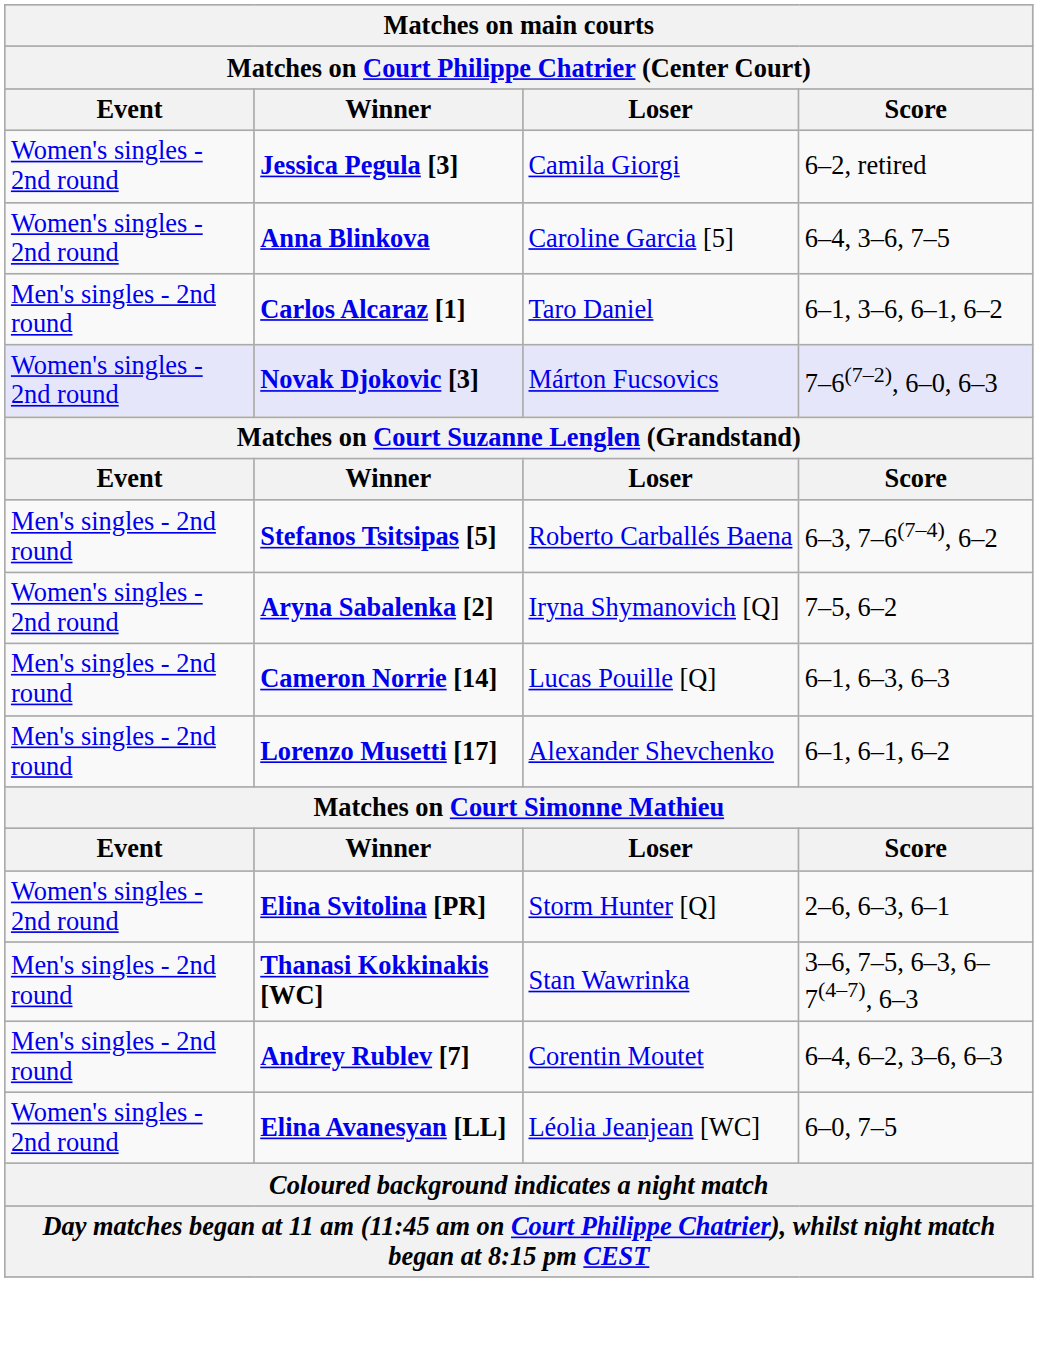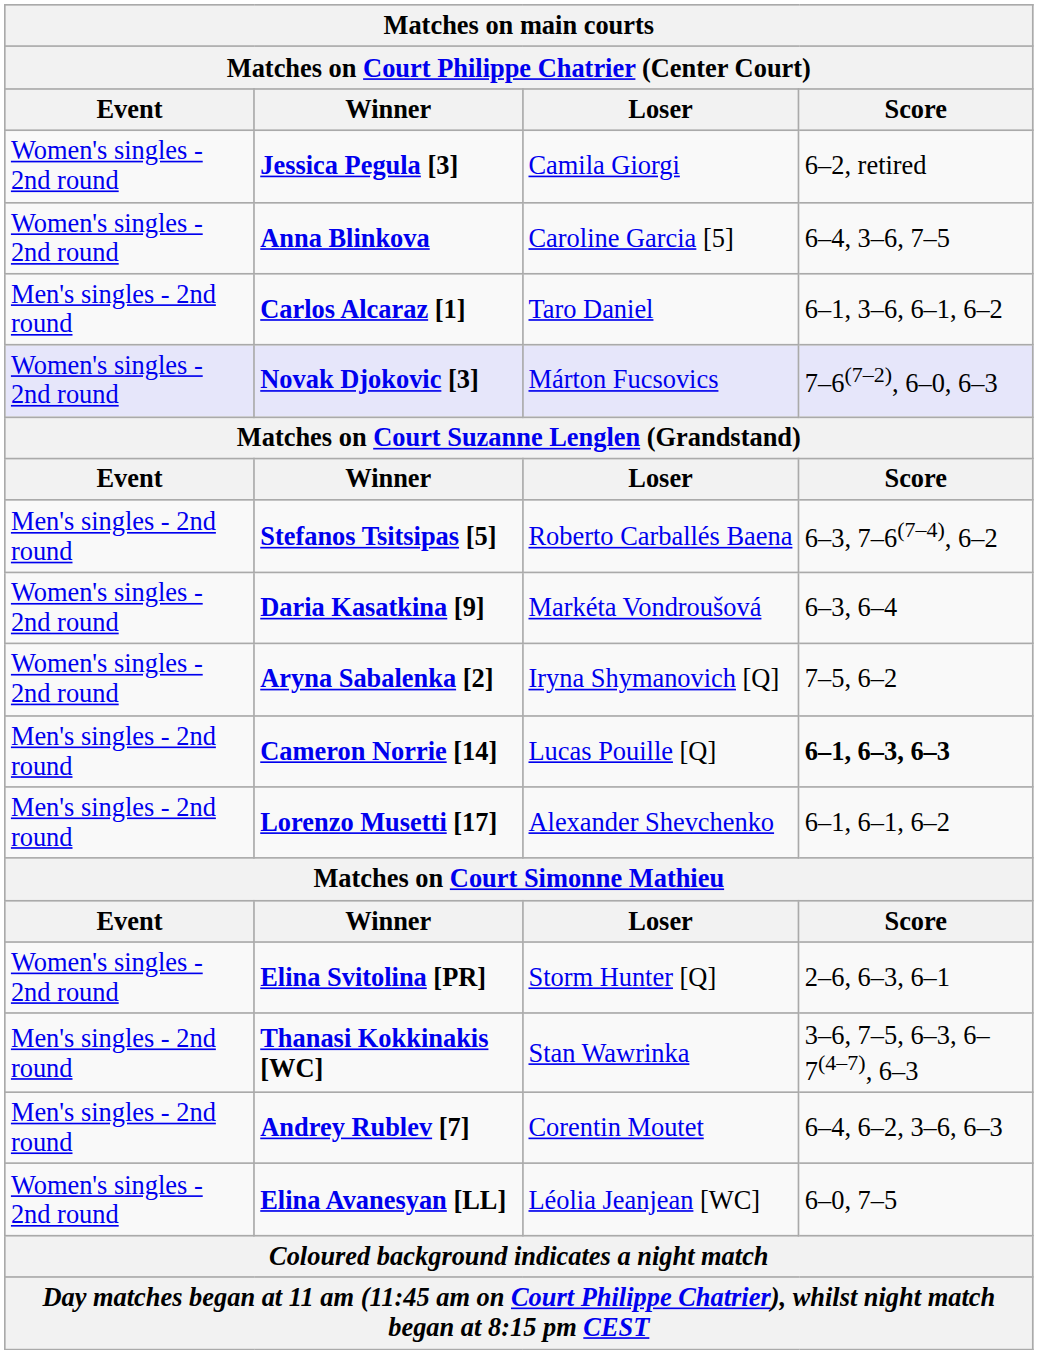+ row: (372, 607)
(877, 679) normal -> (877, 750) bold
